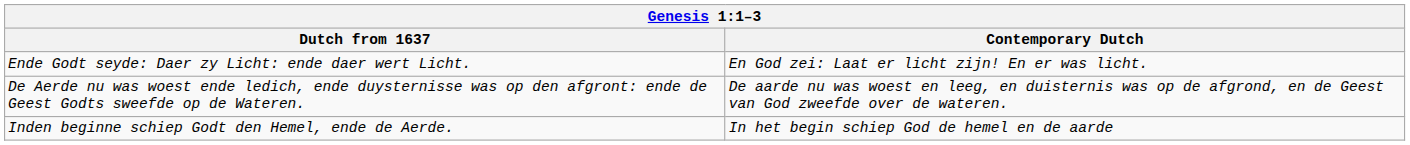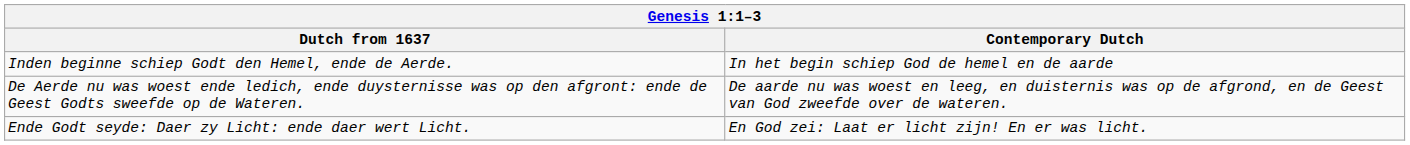rows swapped: (231, 128) <-> (240, 64)
